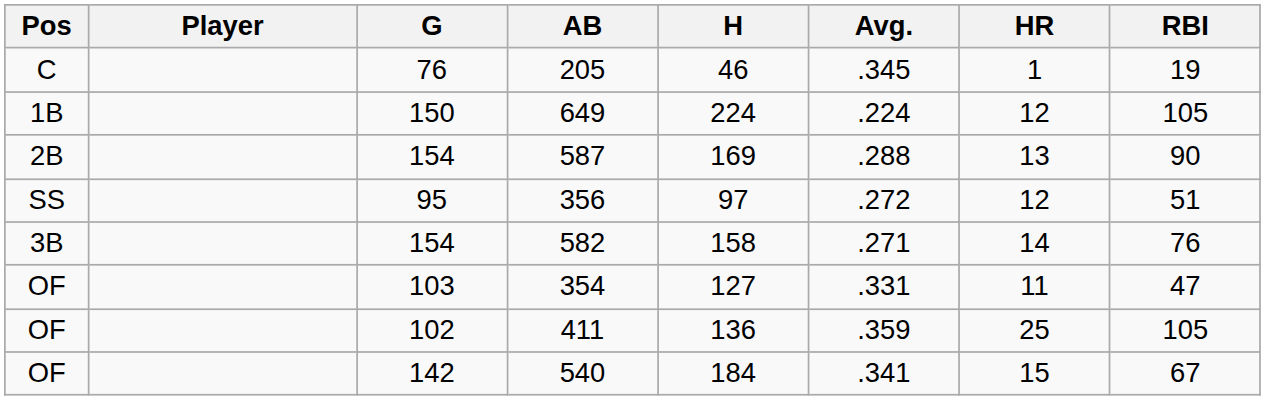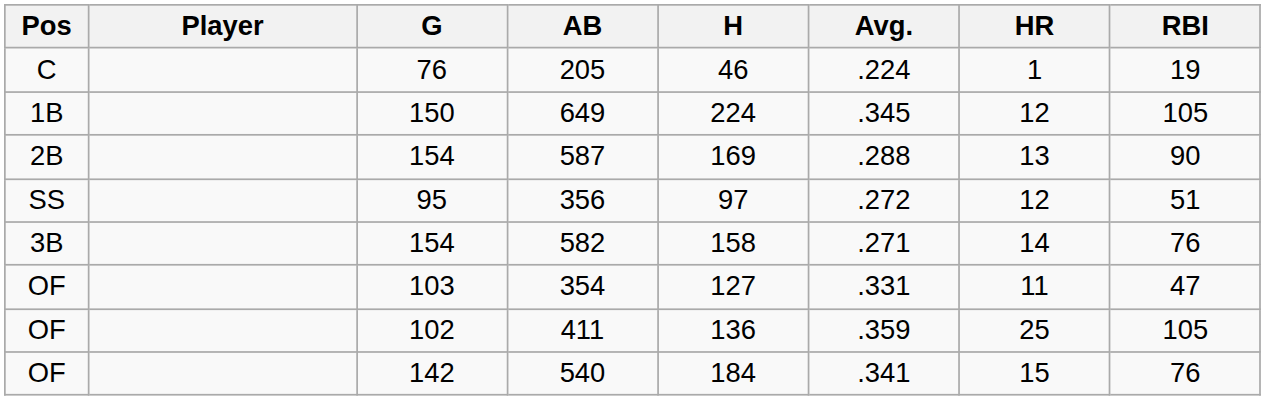(884, 69) .345 -> (884, 69) .224
(884, 112) .224 -> (884, 112) .345
(1185, 373) 67 -> (1185, 373) 76
